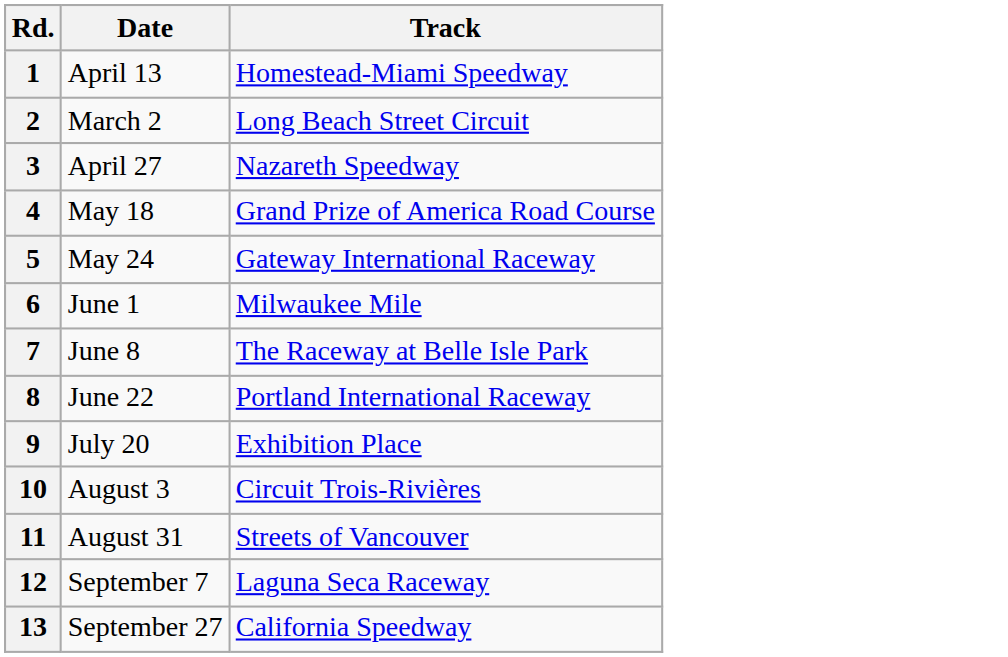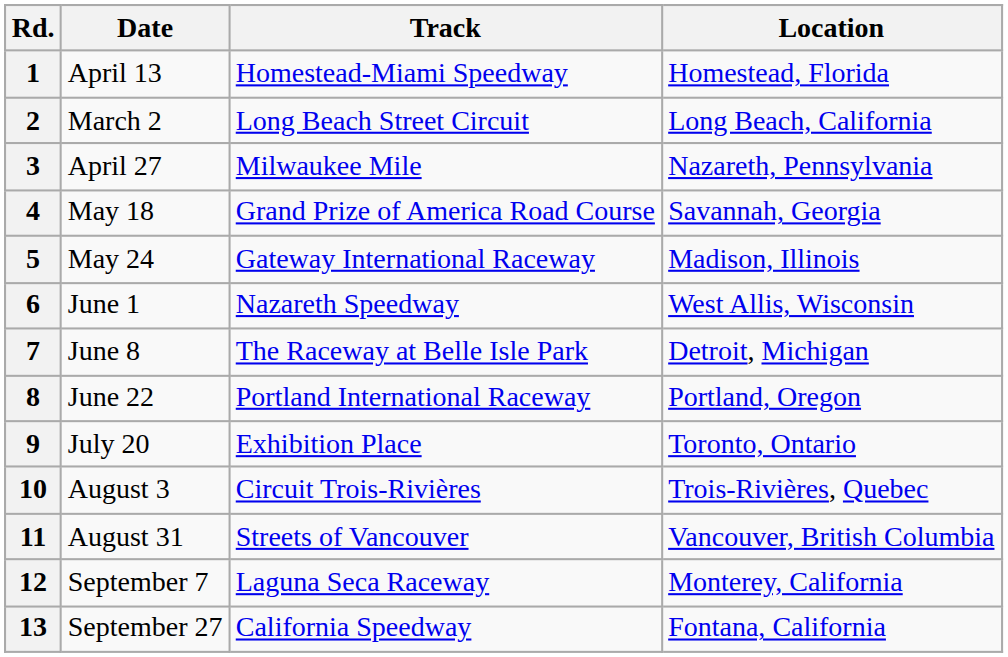+ column: (831, 27)
(347, 165) Nazareth Speedway -> (329, 165) Milwaukee Mile
(329, 304) Milwaukee Mile -> (347, 304) Nazareth Speedway
